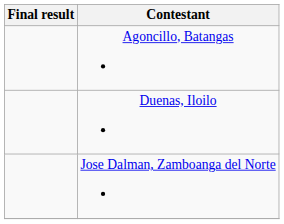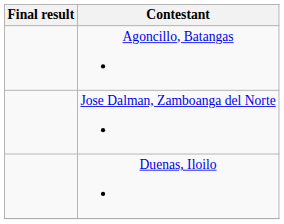rows swapped: (178, 179) <-> (178, 115)
